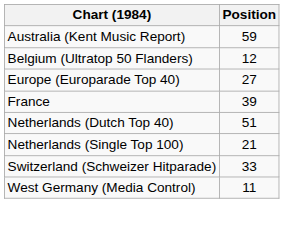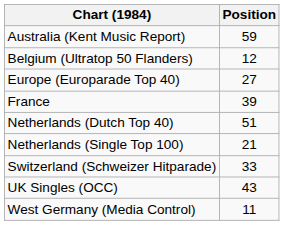+ row: (63, 187)
